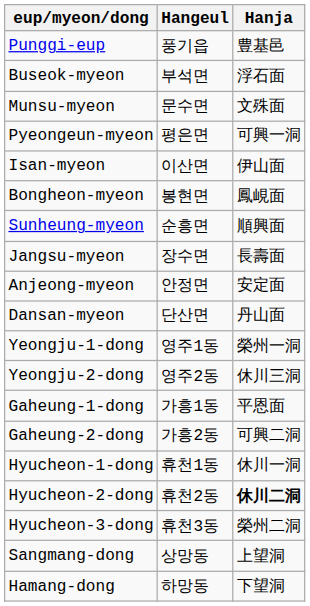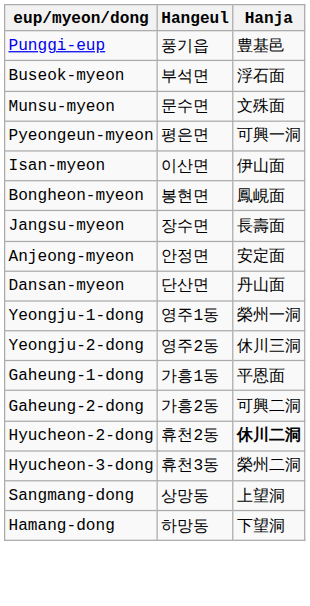- row: (76, 226)
- row: (81, 466)
